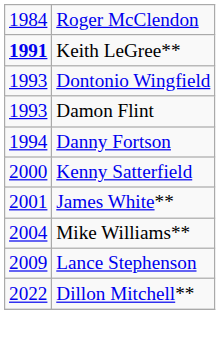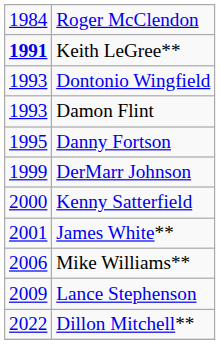(28, 141) 1994 -> (28, 141) 1995
+ row: (124, 171)
(28, 232) 2004 -> (28, 263) 2006
